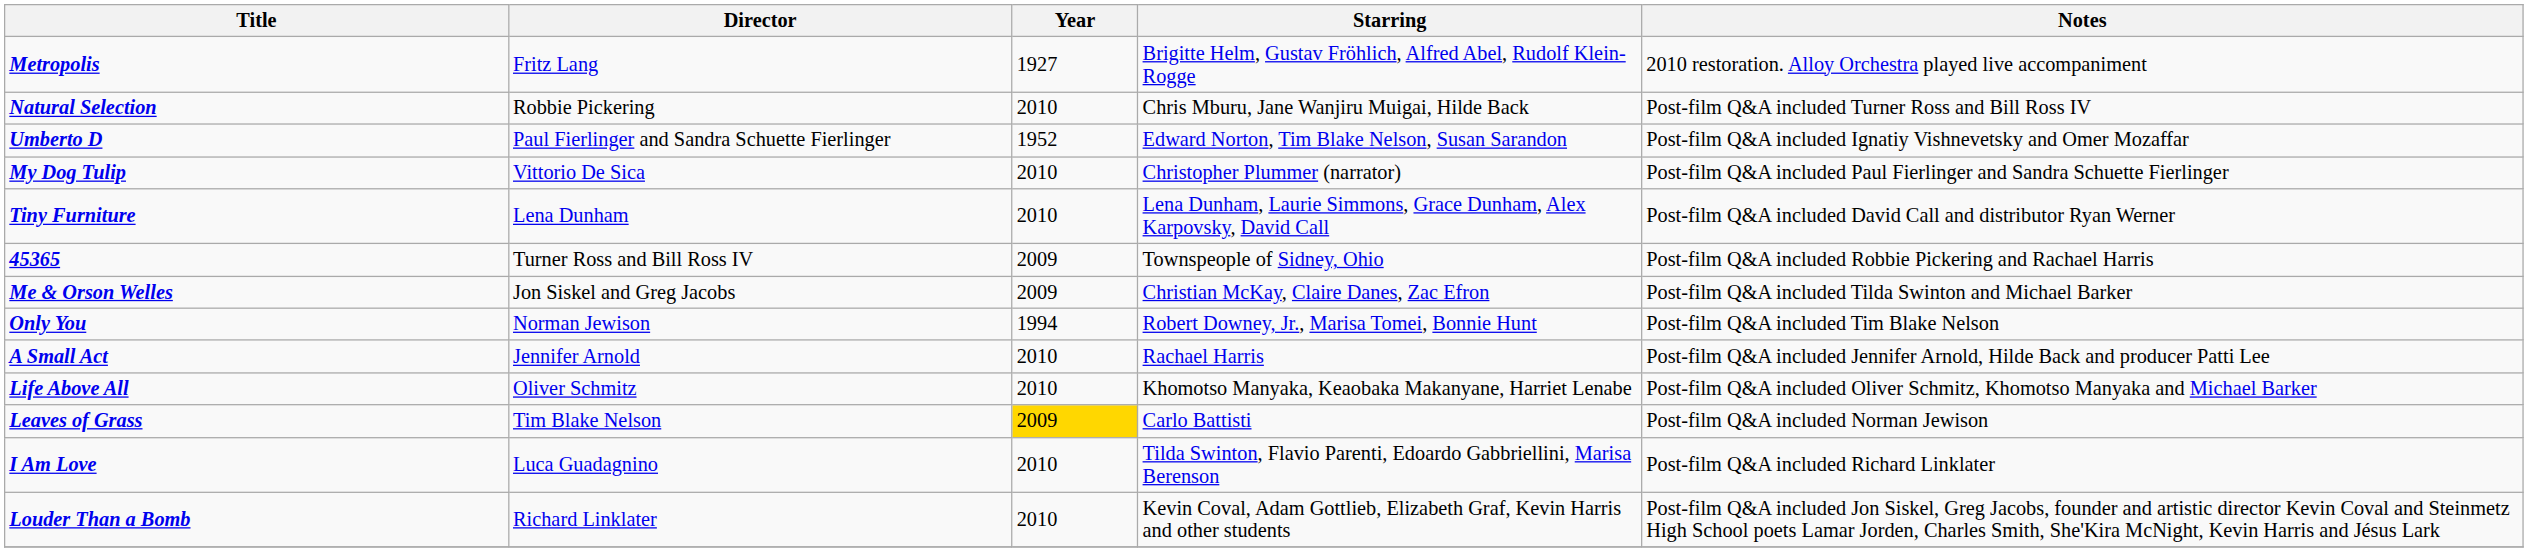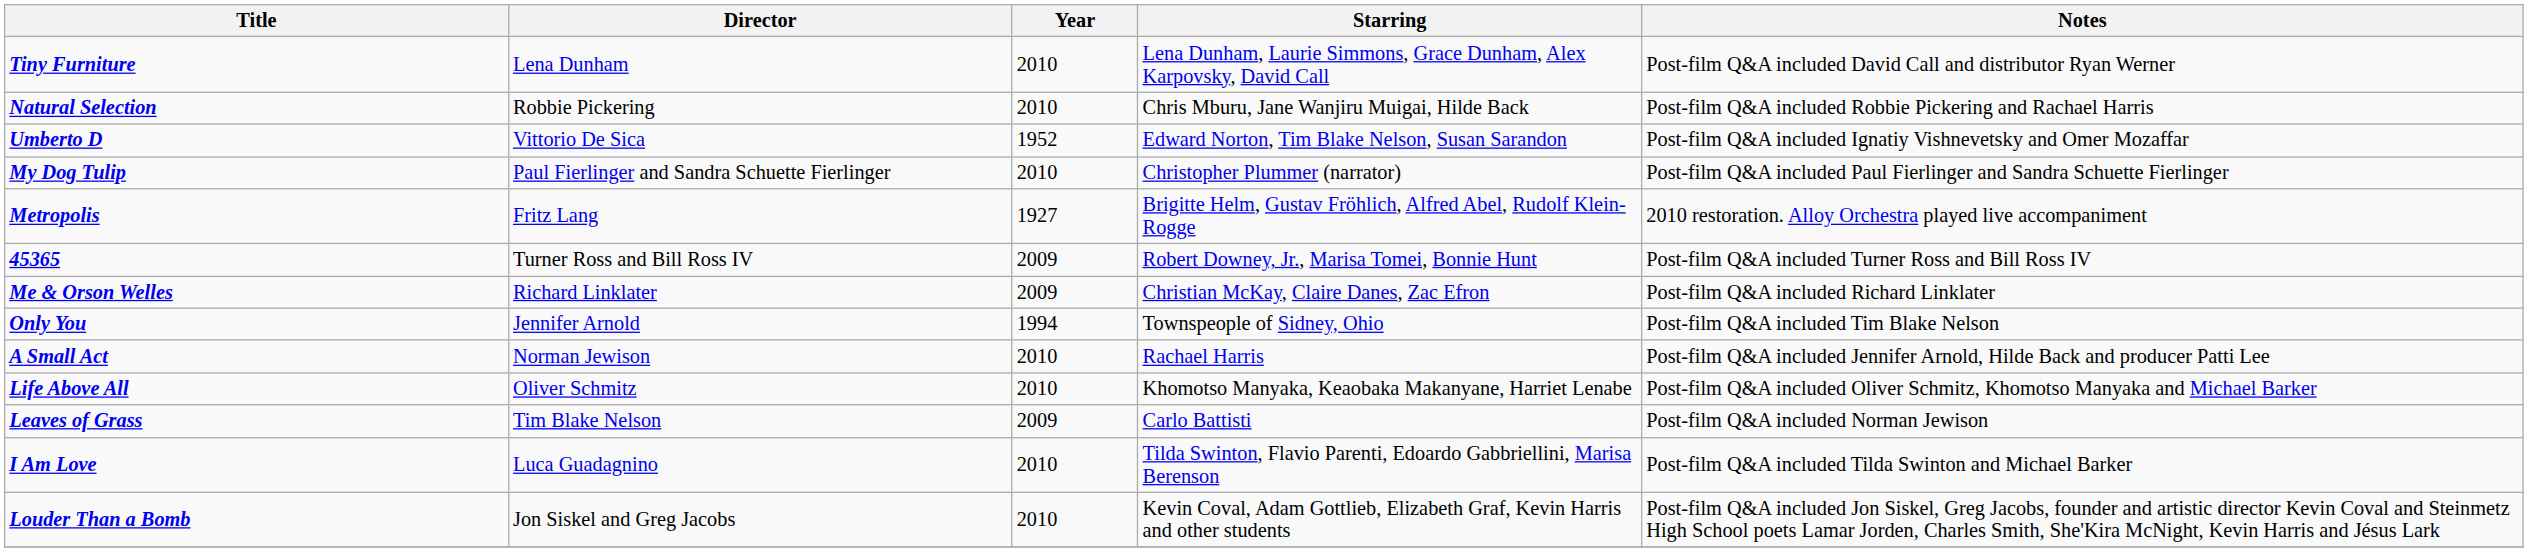rows swapped: (54, 64) <-> (72, 216)
(1869, 107) Post-film Q&A included Turner Ross and Bill Ross IV -> (1900, 107) Post-film Q&A included Robbie Pickering and Rachael Harris
(702, 140) Paul Fierlinger and Sandra Schuette Fierlinger -> (579, 140) Vittorio De Sica
(579, 172) Vittorio De Sica -> (702, 172) Paul Fierlinger and Sandra Schuette Fierlinger
(1263, 259) Townspeople of Sidney, Ohio -> (1340, 259) Robert Downey, Jr., Marisa Tomei, Bonnie Hunt
(1900, 259) Post-film Q&A included Robbie Pickering and Rachael Harris -> (1869, 259) Post-film Q&A included Turner Ross and Bill Ross IV
(624, 291) Jon Siskel and Greg Jacobs -> (585, 291) Richard Linklater
(1889, 291) Post-film Q&A included Tilda Swinton and Michael Barker -> (1821, 291) Post-film Q&A included Richard Linklater
(582, 324) Norman Jewison -> (576, 324) Jennifer Arnold
(1340, 324) Robert Downey, Jr., Marisa Tomei, Bonnie Hunt -> (1263, 324) Townspeople of Sidney, Ohio
(576, 356) Jennifer Arnold -> (582, 356) Norman Jewison
(1037, 420) gold background -> (1037, 420) no background
(1821, 464) Post-film Q&A included Richard Linklater -> (1889, 464) Post-film Q&A included Tilda Swinton and Michael Barker
(585, 519) Richard Linklater -> (624, 519) Jon Siskel and Greg Jacobs
